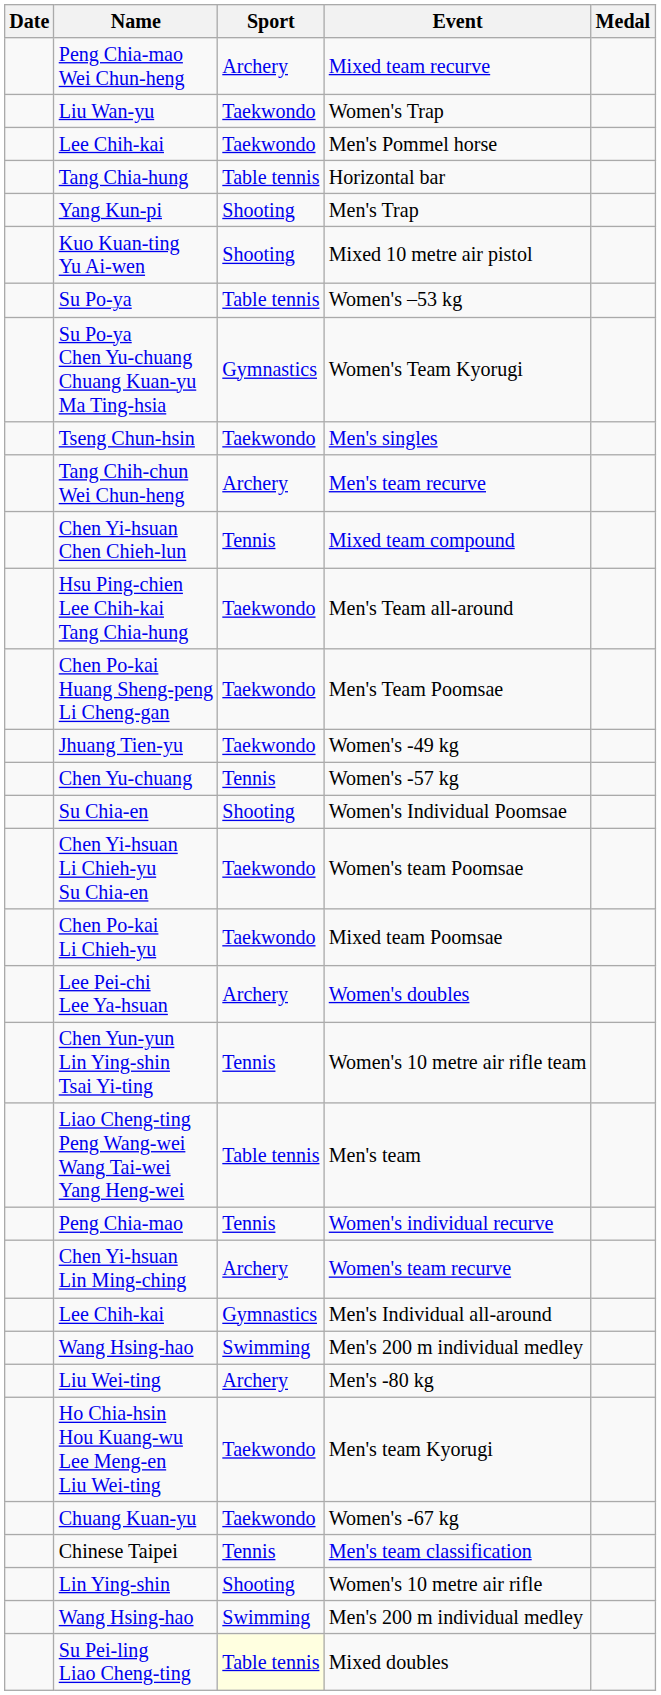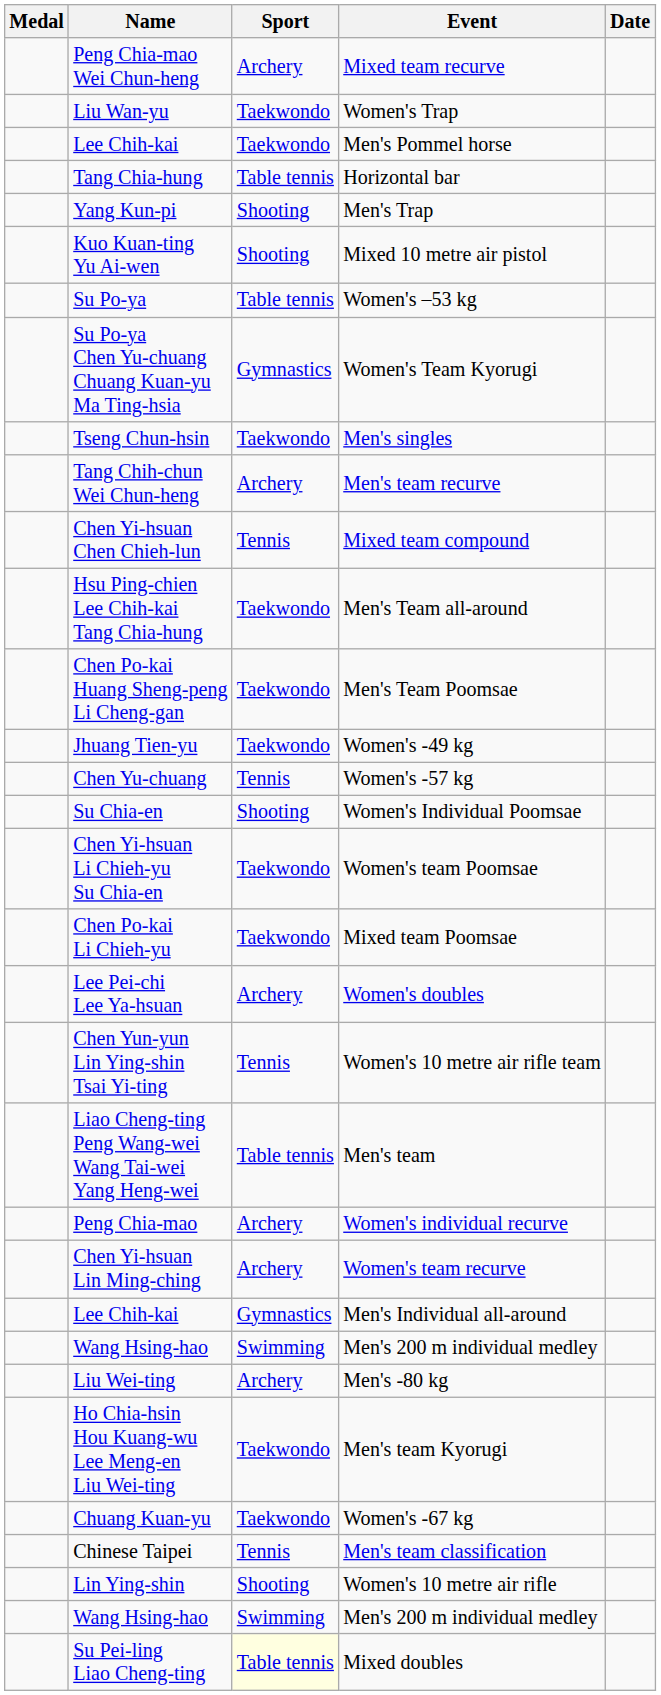columns swapped: (623, 21) <-> (29, 21)
(249, 1224) Tennis -> (270, 1224) Archery
